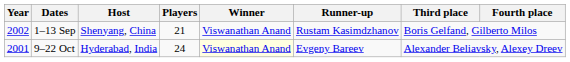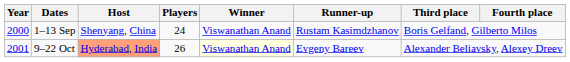(18, 30) 2002 -> (18, 30) 2000
(180, 30) 21 -> (180, 30) 24
(119, 48) no background -> (119, 48) lightsalmon background
(180, 48) 24 -> (180, 48) 26
